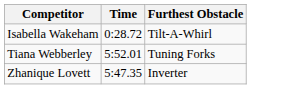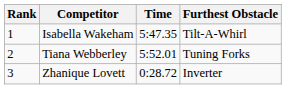+ column: (22, 14)
(123, 34) 0:28.72 -> (158, 34) 5:47.35
(123, 73) 5:47.35 -> (158, 73) 0:28.72
